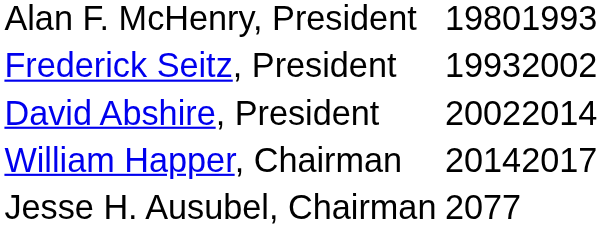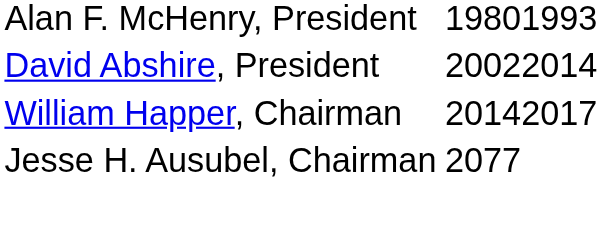- row: (200, 66)
